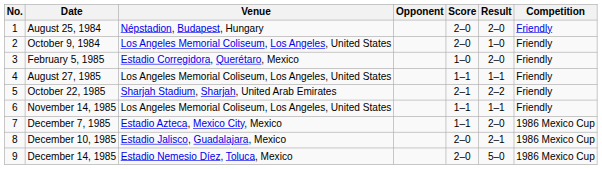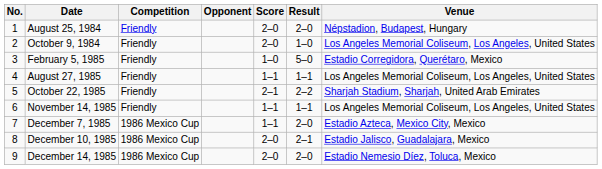columns swapped: (256, 12) <-> (556, 12)
(496, 60) 2–0 -> (304, 60) 5–0
(496, 156) 5–0 -> (304, 156) 2–0
